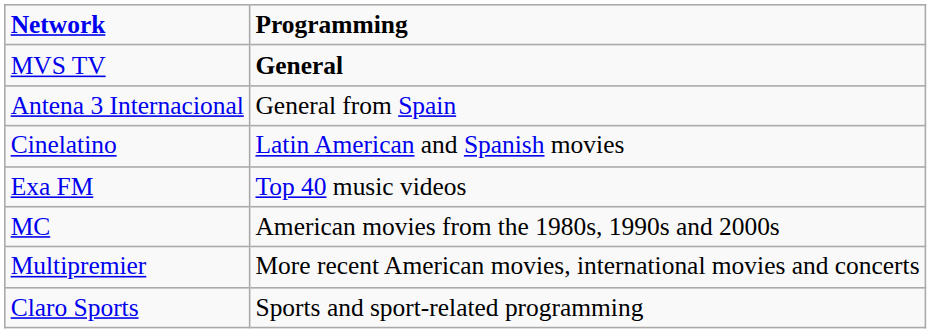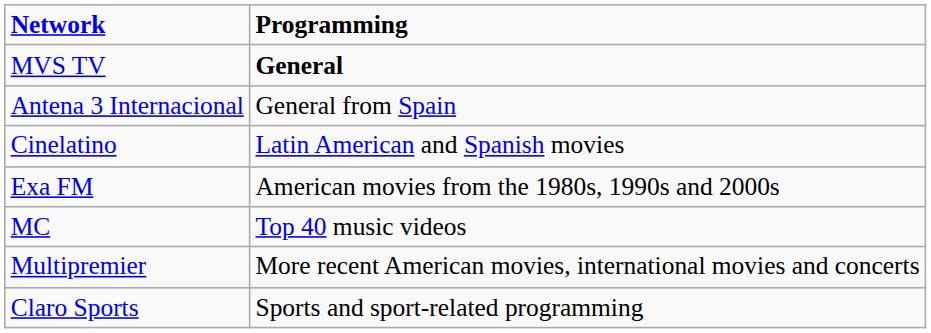(361, 186) Top 40 music videos -> (518, 186) American movies from the 1980s, 1990s and 2000s
(518, 226) American movies from the 1980s, 1990s and 2000s -> (361, 226) Top 40 music videos
